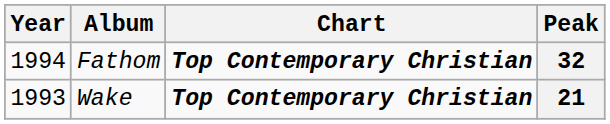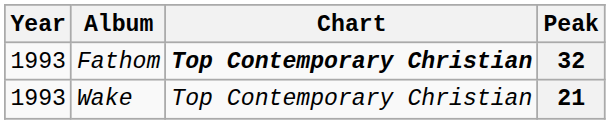(38, 61) 1994 -> (38, 61) 1993
(352, 99) bold -> (352, 99) normal
